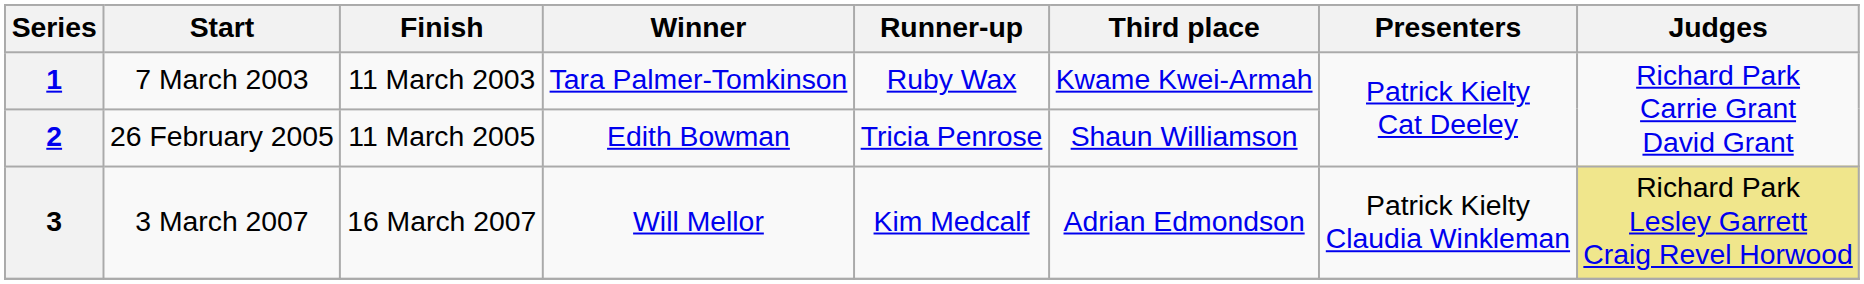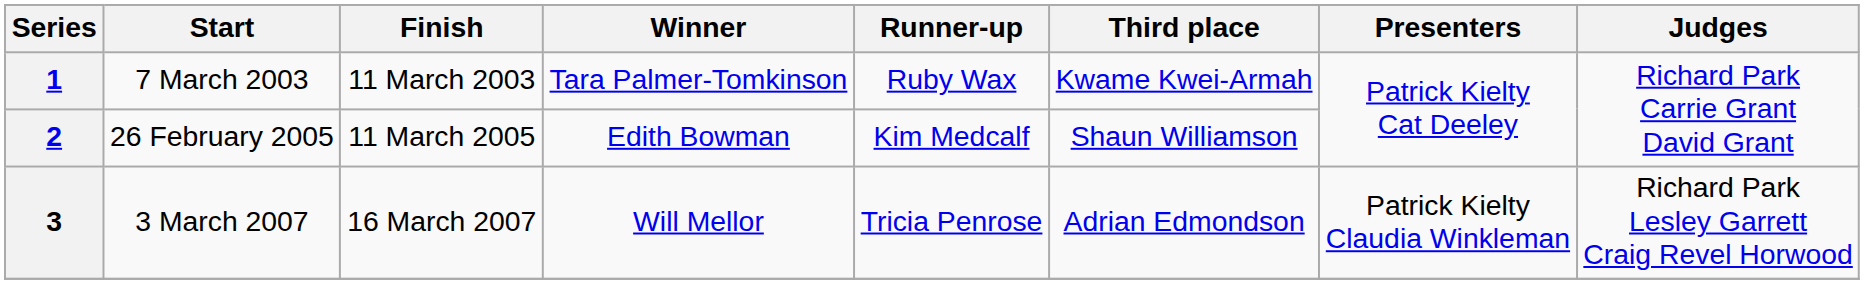(952, 137) Tricia Penrose -> (952, 137) Kim Medcalf
(952, 222) Kim Medcalf -> (952, 222) Tricia Penrose
(1718, 222) khaki background -> (1718, 222) no background
